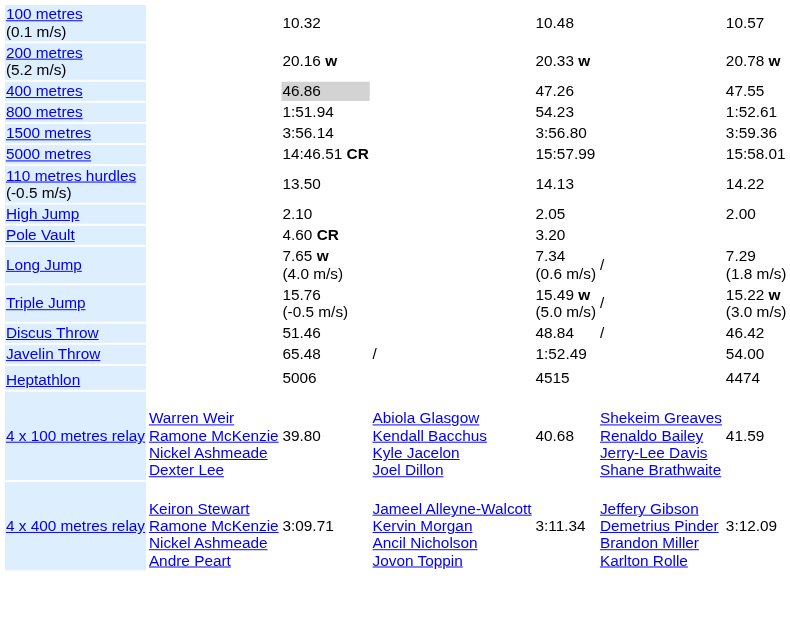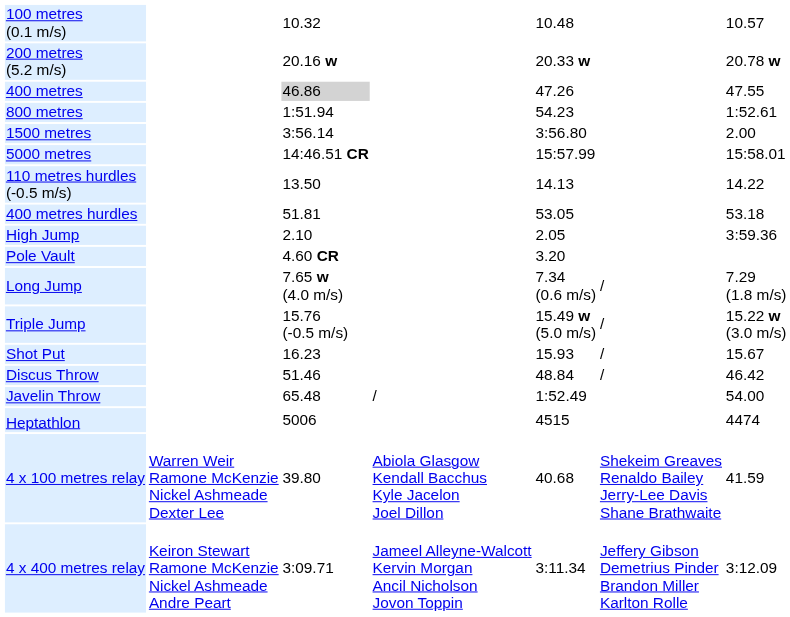(751, 133) 3:59.36 -> (741, 133) 2.00
+ row: (72, 214)
(741, 214) 2.00 -> (751, 235) 3:59.36
+ row: (35, 354)
